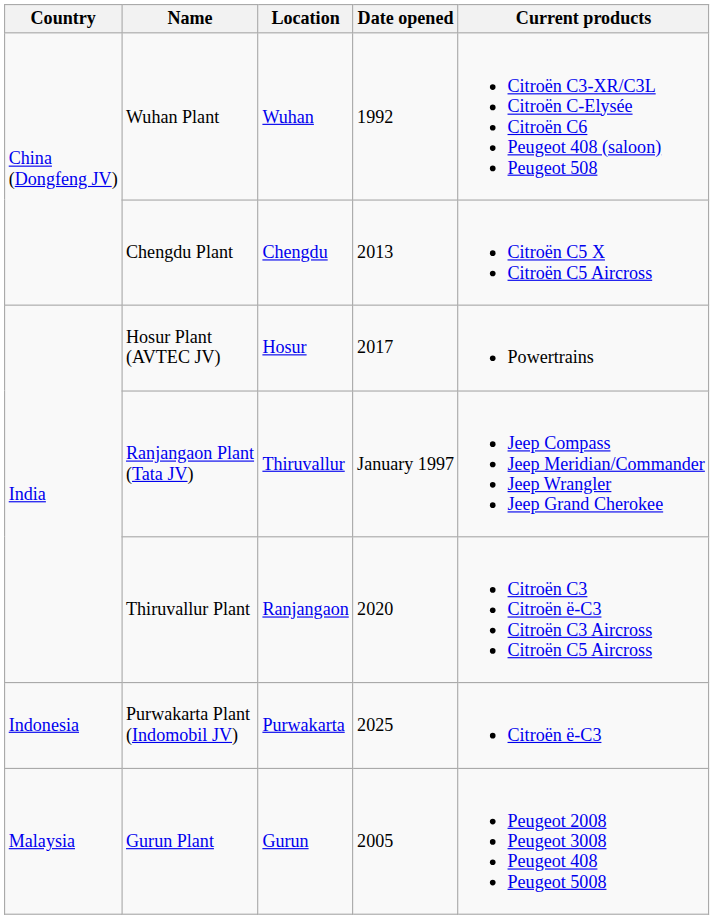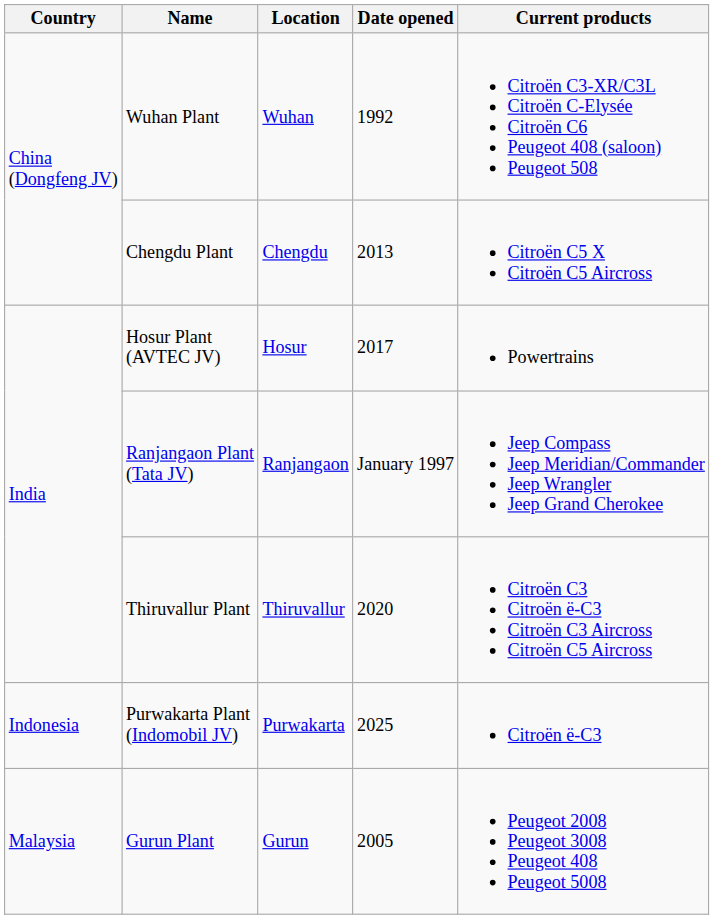(304, 463) Thiruvallur -> (306, 463) Ranjangaon
(306, 609) Ranjangaon -> (304, 609) Thiruvallur
